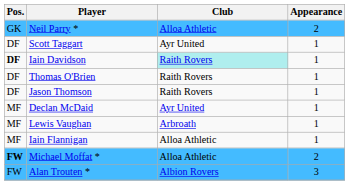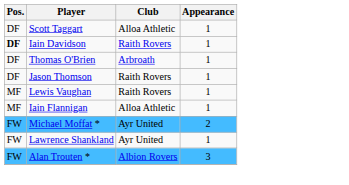- row: (54, 28)
(182, 44) Ayr United -> (147, 28) Alloa Athletic
(186, 60) paleturquoise background -> (145, 44) no background
(186, 76) Raith Rovers -> (137, 60) Arbroath
- row: (61, 108)
(178, 124) Arbroath -> (145, 92) Raith Rovers
(15, 156) bold -> (14, 124) normal
(188, 156) Alloa Athletic -> (141, 124) Ayr United
+ row: (71, 140)
